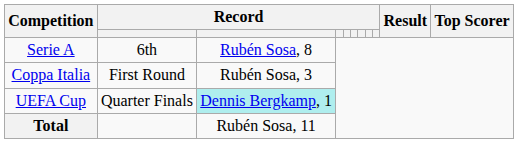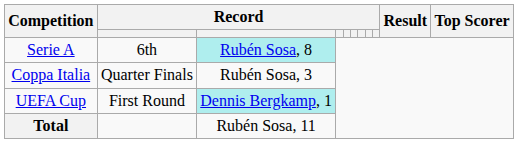(266, 49) no background -> (266, 49) paleturquoise background
(147, 75) First Round -> (147, 75) Quarter Finals
(147, 100) Quarter Finals -> (147, 100) First Round
